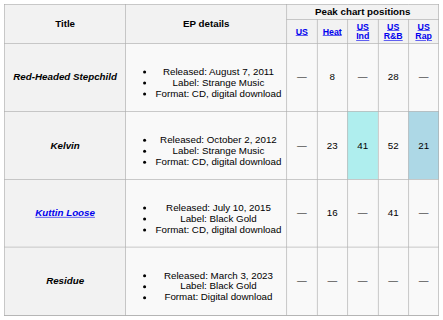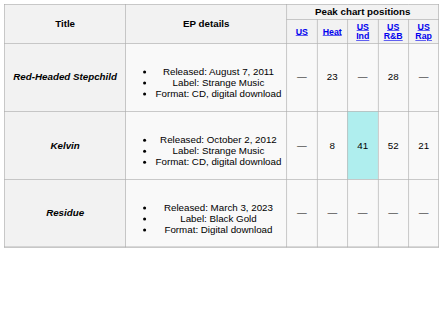(332, 77) 8 -> (332, 77) 23
(332, 145) 23 -> (332, 145) 8
(424, 145) lightblue background -> (424, 145) no background
- row: (65, 213)
